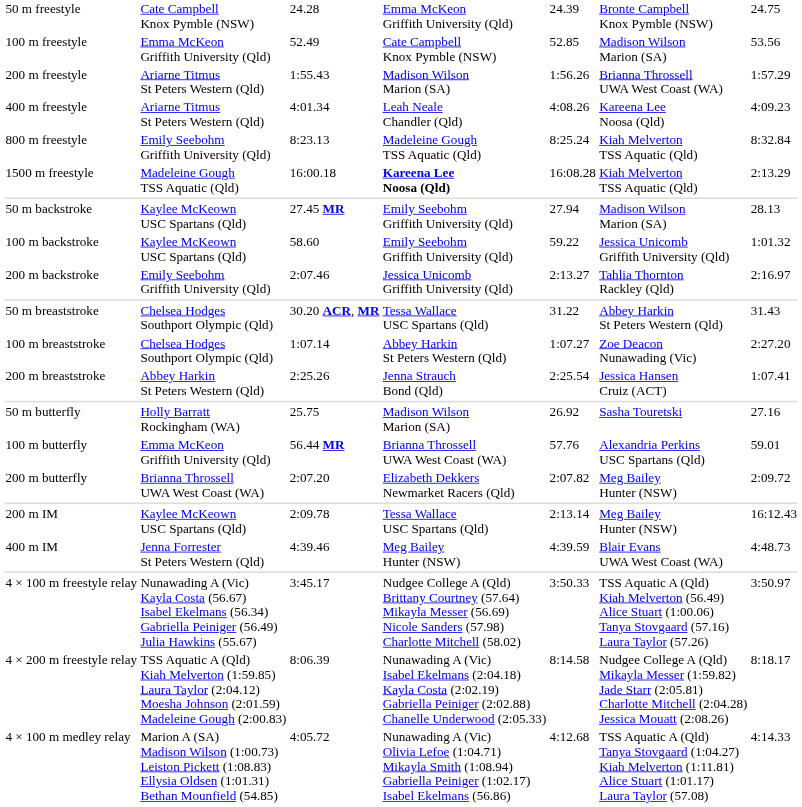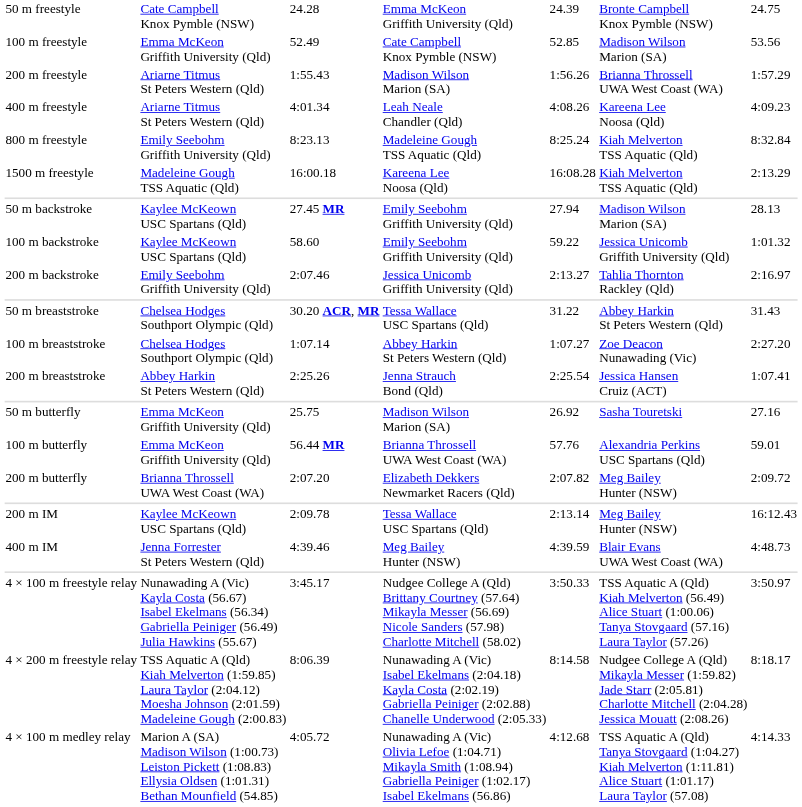(418, 180) bold -> (416, 180) normal
(190, 419) Holly Barratt Rockingham (WA) -> (205, 419) Emma McKeon Griffith University (Qld)
